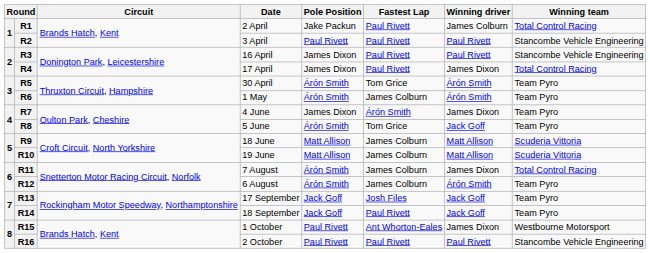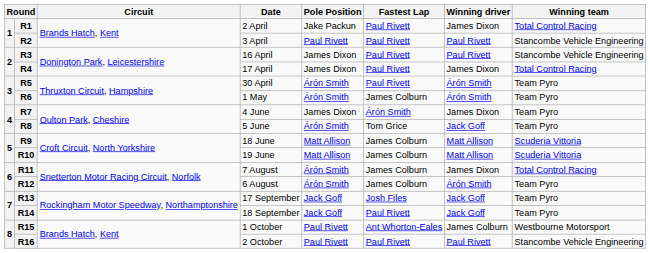(477, 25) James Colburn -> (473, 25) James Dixon
(387, 83) Tom Grice -> (388, 83) Paul Rivett
(473, 227) James Dixon -> (477, 227) James Colburn
